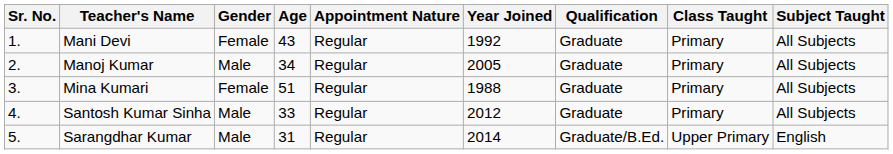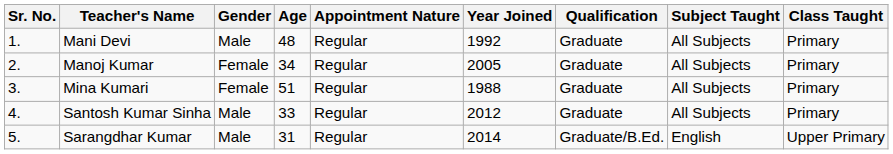columns swapped: (831, 16) <-> (720, 16)
(243, 40) Female -> (234, 40) Male
(287, 40) 43 -> (287, 40) 48
(234, 64) Male -> (243, 64) Female
